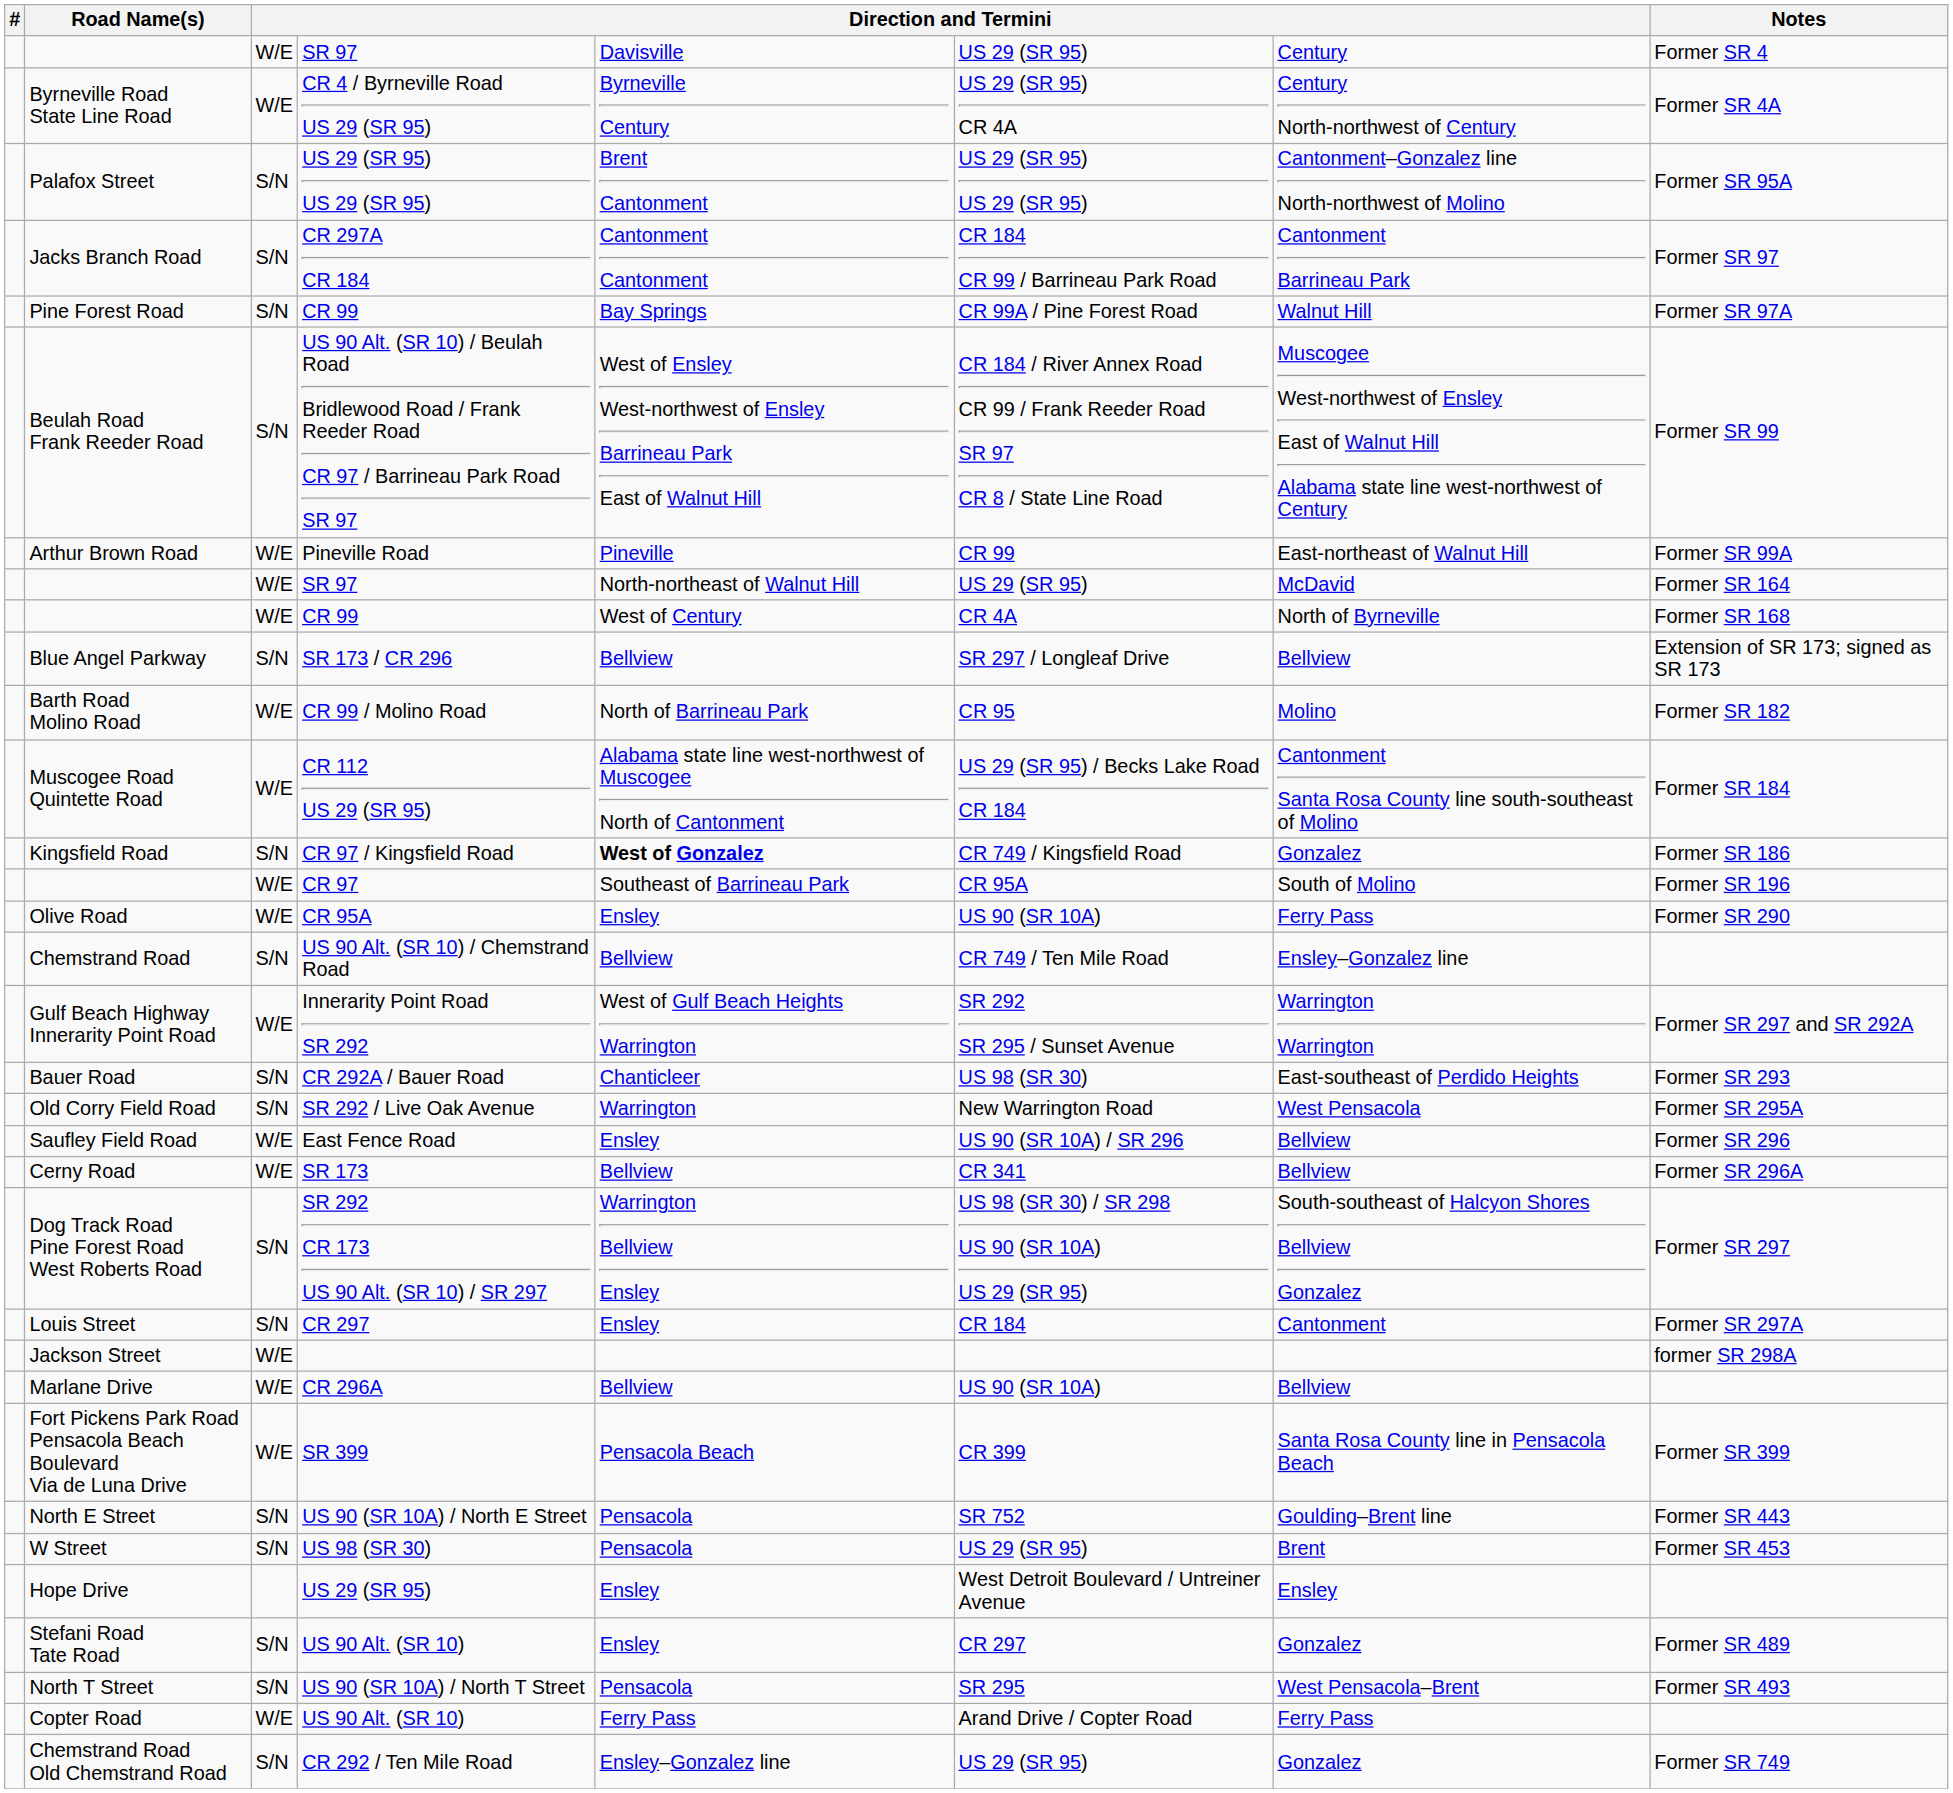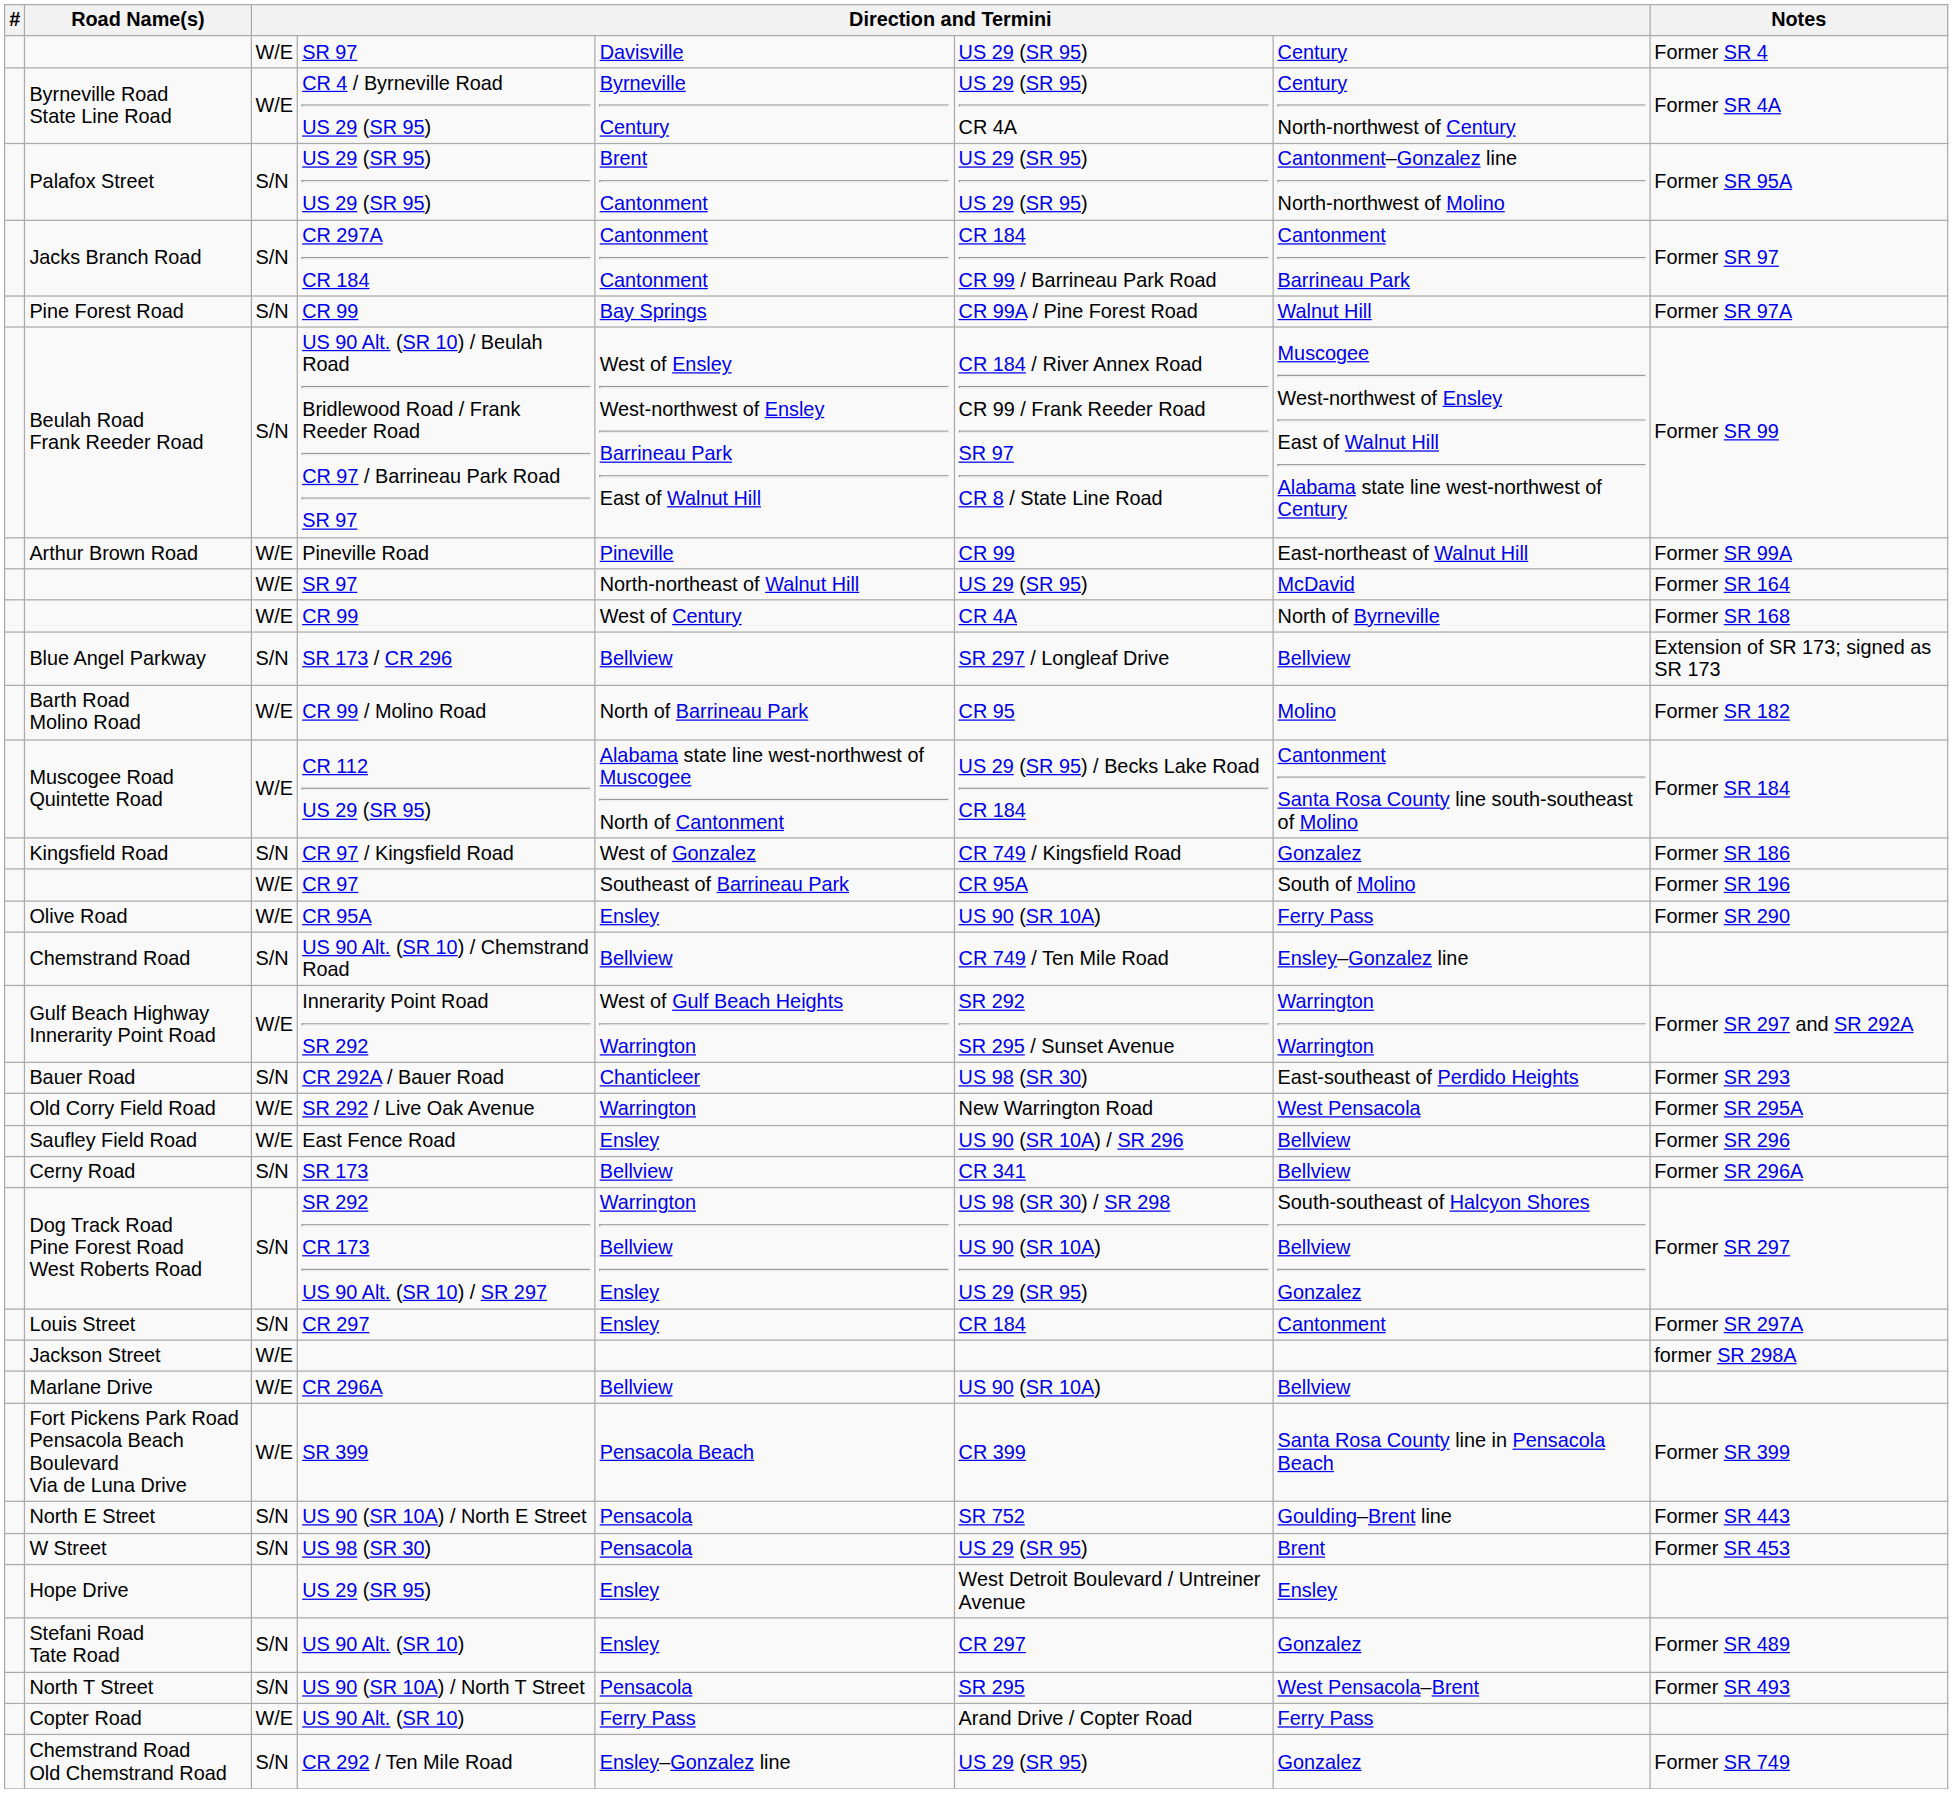(682, 853) bold -> (678, 853) normal
(272, 1109) S/N -> (274, 1109) W/E
(274, 1172) W/E -> (272, 1172) S/N
